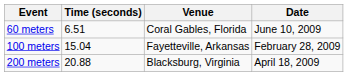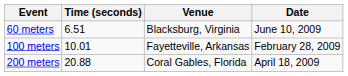(196, 29) Coral Gables, Florida -> (193, 29) Blacksburg, Virginia
(78, 46) 15.04 -> (78, 46) 10.01
(193, 63) Blacksburg, Virginia -> (196, 63) Coral Gables, Florida
